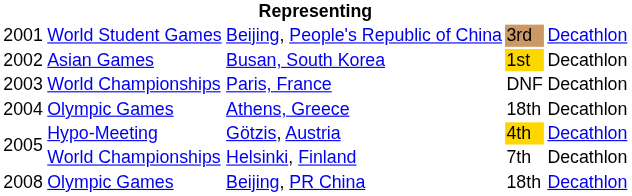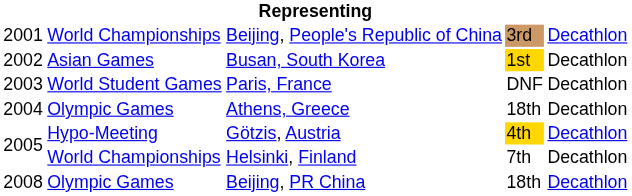(134, 35) World Student Games -> (134, 35) World Championships
(134, 84) World Championships -> (134, 84) World Student Games
